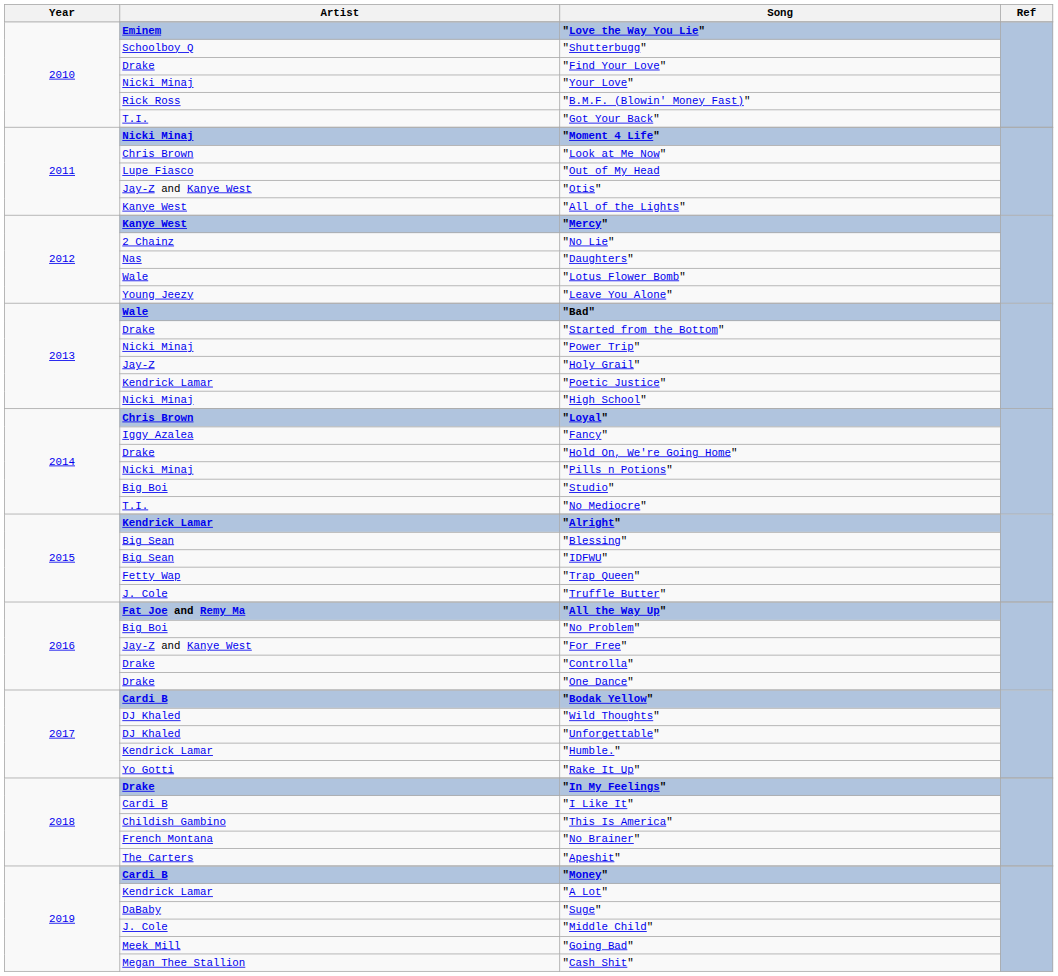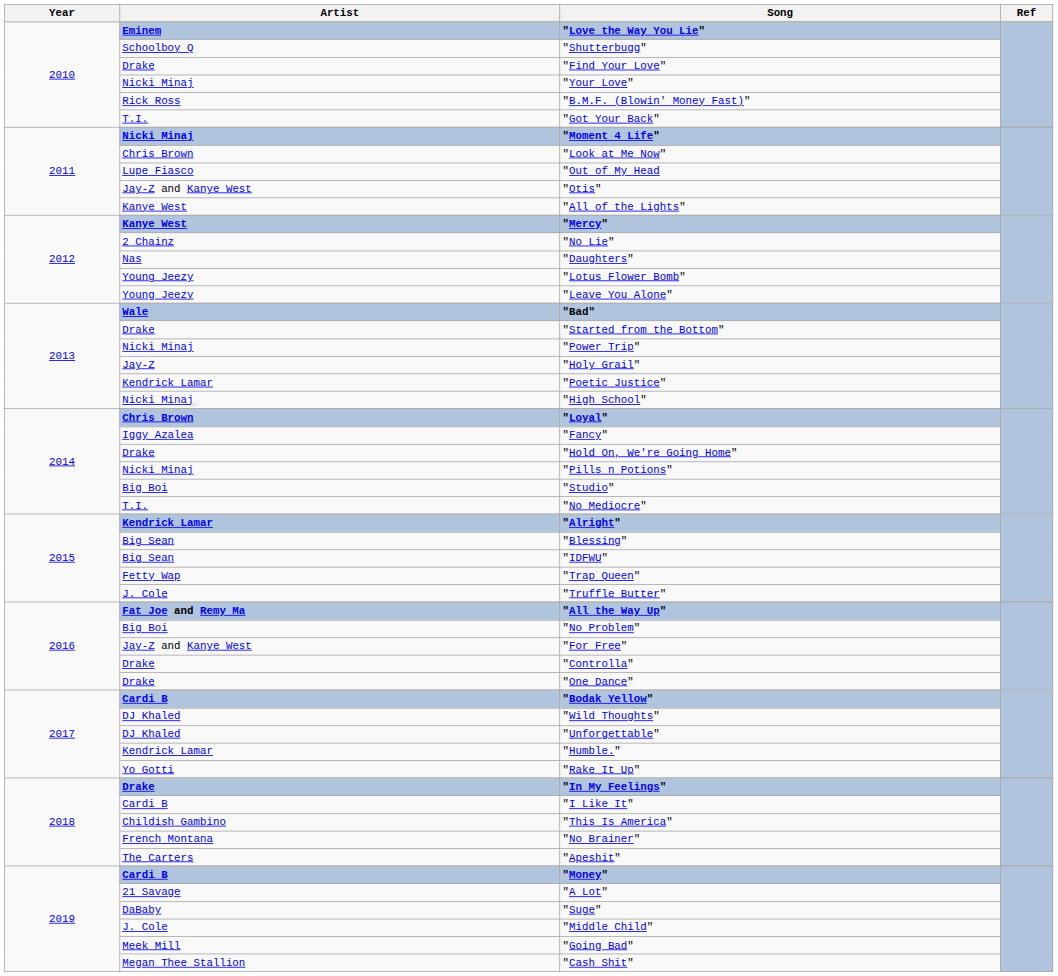(135, 277) Wale -> (158, 277) Young Jeezy
(168, 892) Kendrick Lamar -> (151, 892) 21 Savage
